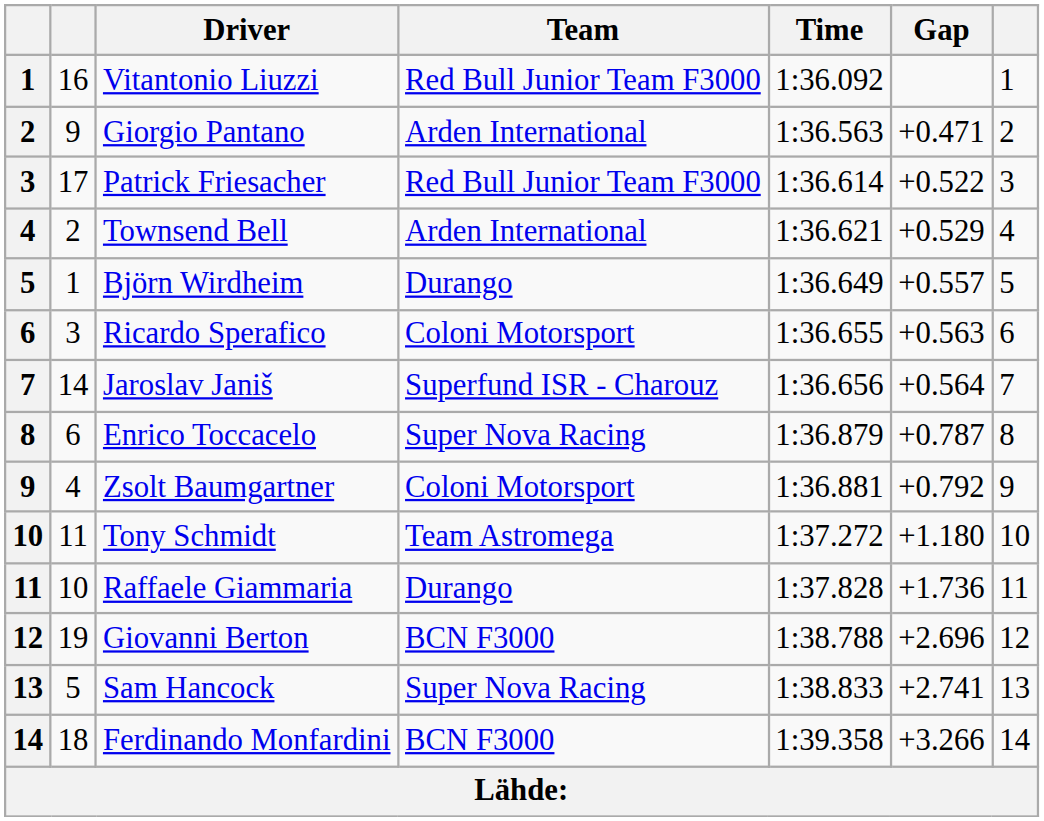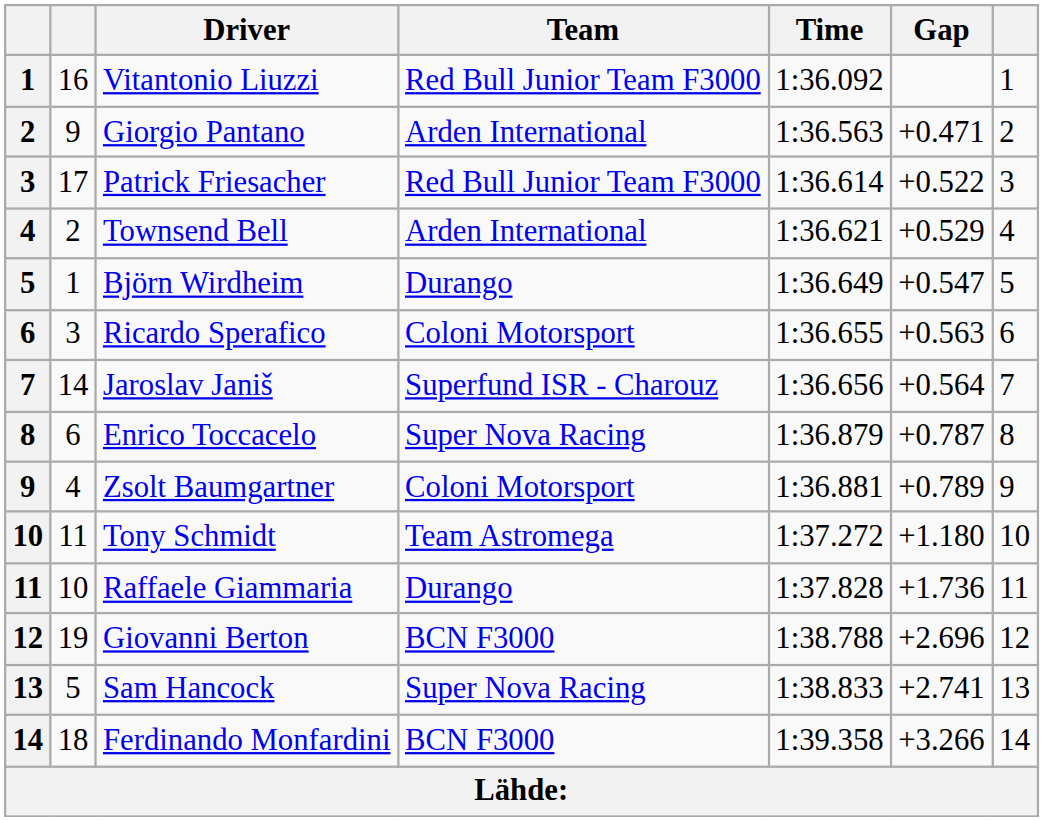(941, 282) +0.557 -> (941, 282) +0.547
(941, 485) +0.792 -> (941, 485) +0.789
